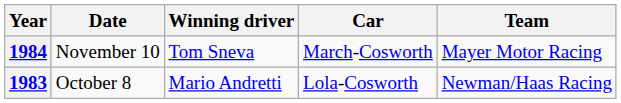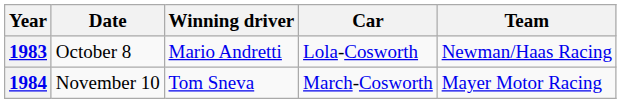rows swapped: (28, 83) <-> (28, 51)
